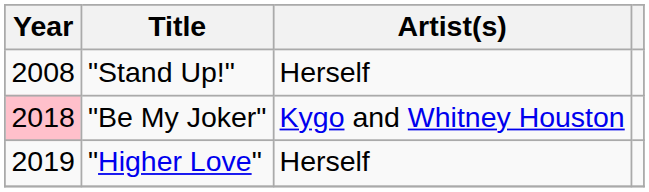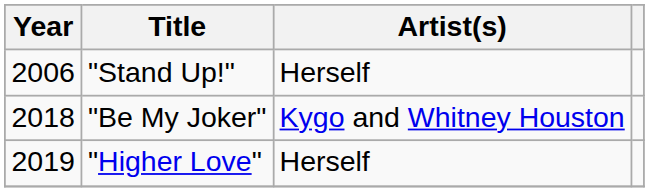(43, 72) 2008 -> (43, 72) 2006
(43, 117) pink background -> (43, 117) no background
